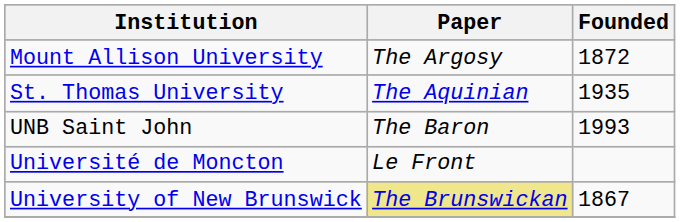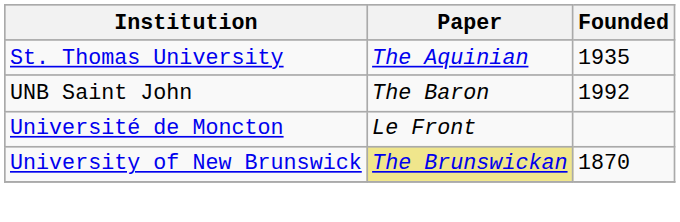- row: (166, 58)
(604, 129) 1993 -> (604, 93) 1992
(604, 199) 1867 -> (604, 164) 1870
